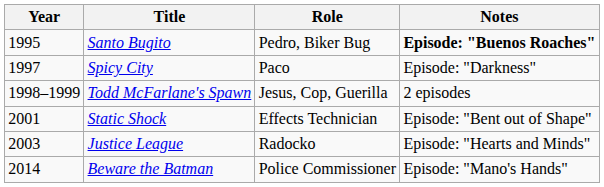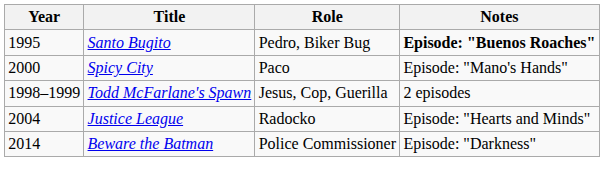(24, 67) 1997 -> (24, 67) 2000
(470, 67) Episode: "Darkness" -> (486, 67) Episode: "Mano's Hands"
- row: (127, 118)
(24, 144) 2003 -> (24, 118) 2004
(486, 169) Episode: "Mano's Hands" -> (470, 144) Episode: "Darkness"
